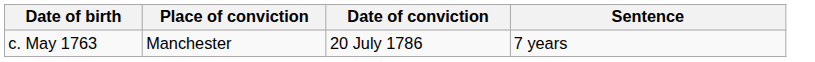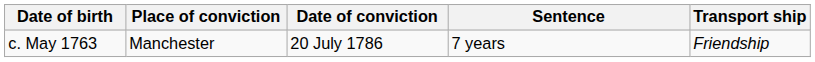+ column: (750, 17)
